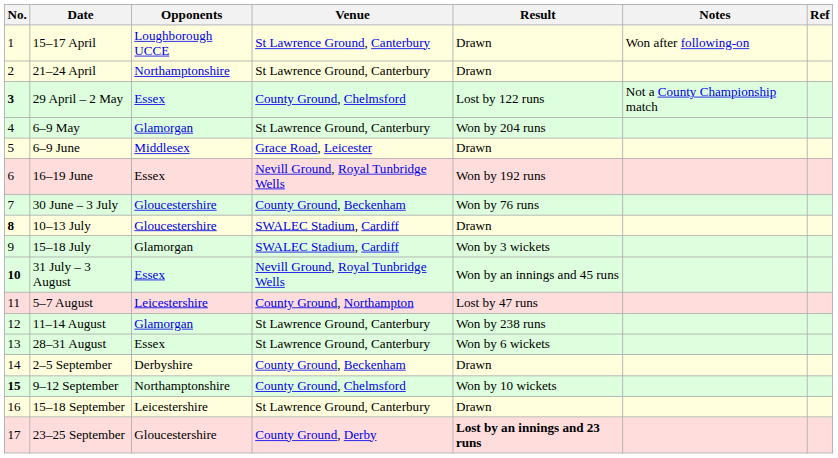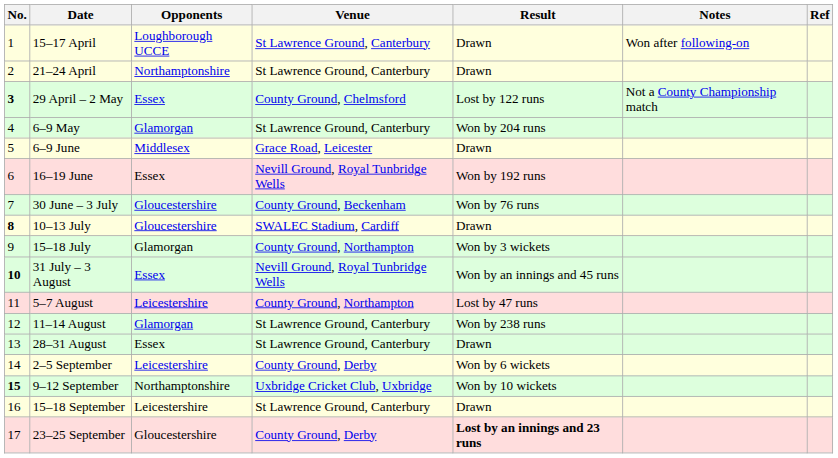(327, 246) SWALEC Stadium, Cardiff -> (334, 246) County Ground, Northampton
(503, 344) Won by 6 wickets -> (474, 344) Drawn
(163, 365) Derbyshire -> (171, 365) Leicestershire
(330, 365) County Ground, Beckenham -> (316, 365) County Ground, Derby
(474, 365) Drawn -> (503, 365) Won by 6 wickets
(330, 386) County Ground, Chelmsford -> (343, 386) Uxbridge Cricket Club, Uxbridge
